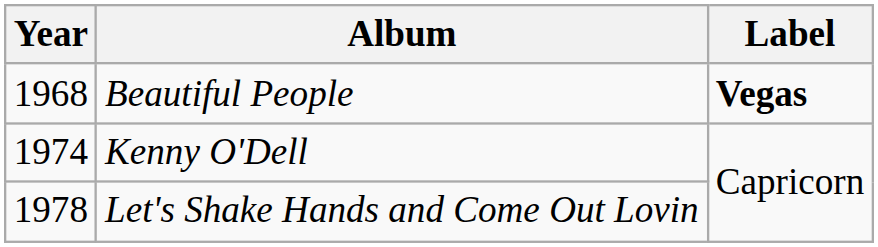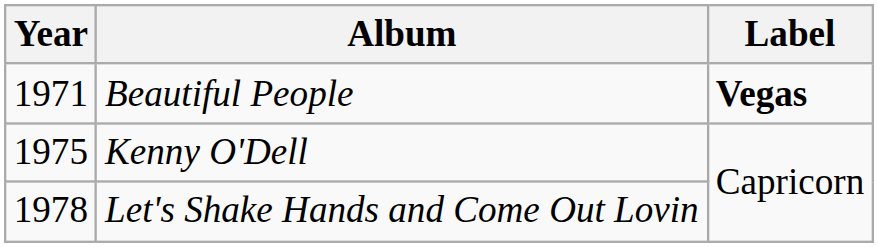(51, 92) 1968 -> (51, 92) 1971
(51, 151) 1974 -> (51, 151) 1975
